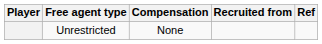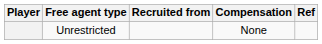columns swapped: (253, 13) <-> (170, 13)
